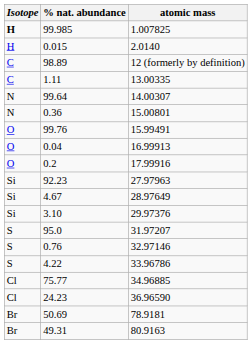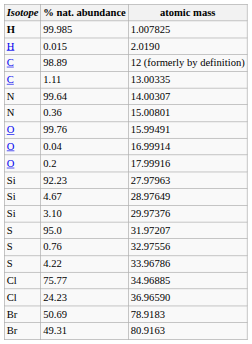(145, 46) 2.0140 -> (145, 46) 2.0190
(150, 146) 16.99913 -> (150, 146) 16.99914
(150, 247) 32.97146 -> (150, 247) 32.97556
(148, 314) 78.9181 -> (148, 314) 78.9183
